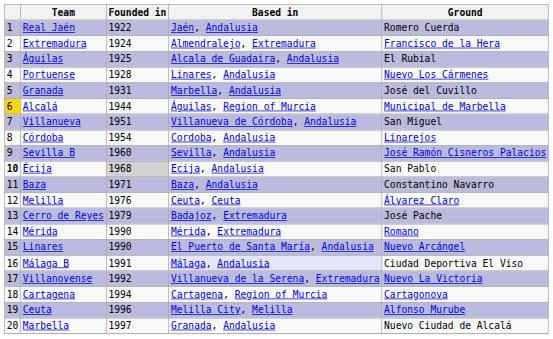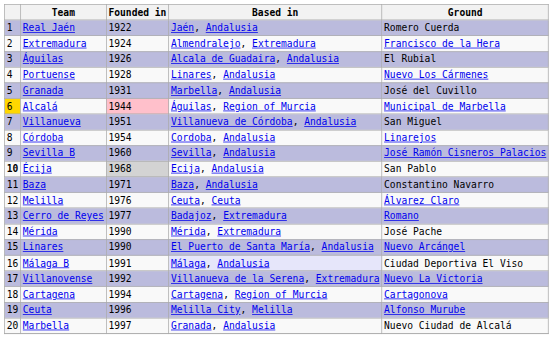(120, 59) 1925 -> (120, 59) 1926
(120, 106) no background -> (120, 106) pink background
(120, 216) 1979 -> (120, 216) 1977
(413, 216) José Pache -> (401, 216) Romano
(401, 232) Romano -> (413, 232) José Pache
